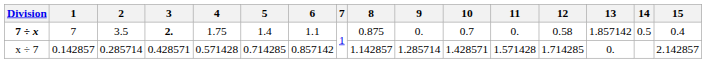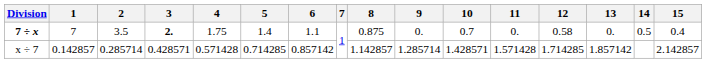(610, 31) 1.857142 -> (610, 31) 0.
(610, 49) 0. -> (610, 49) 1.857142
